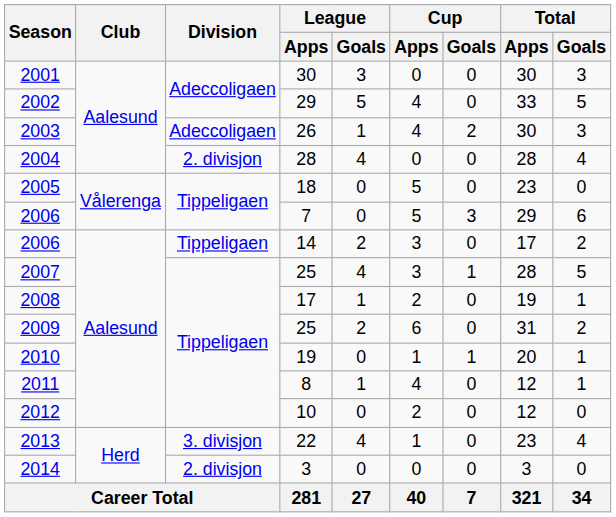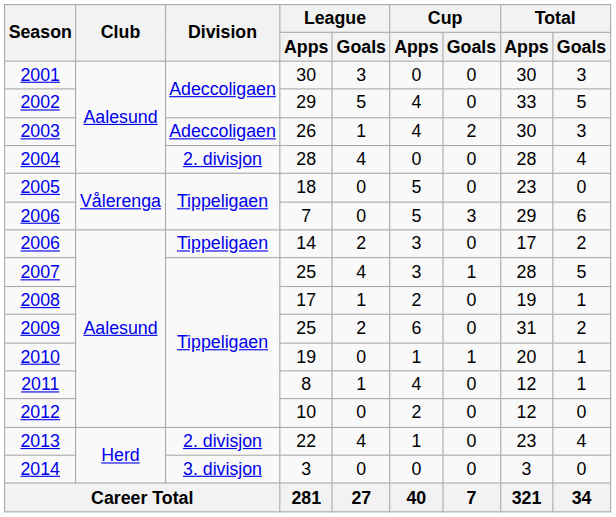(222, 441) 3. divisjon -> (222, 441) 2. divisjon
(222, 469) 2. divisjon -> (222, 469) 3. divisjon
